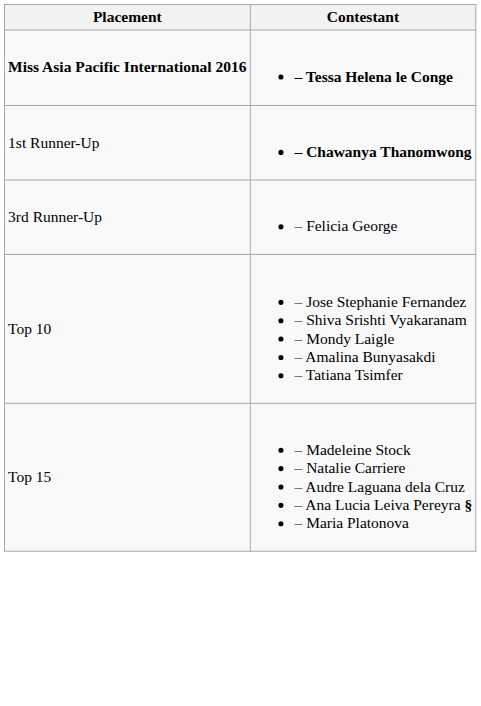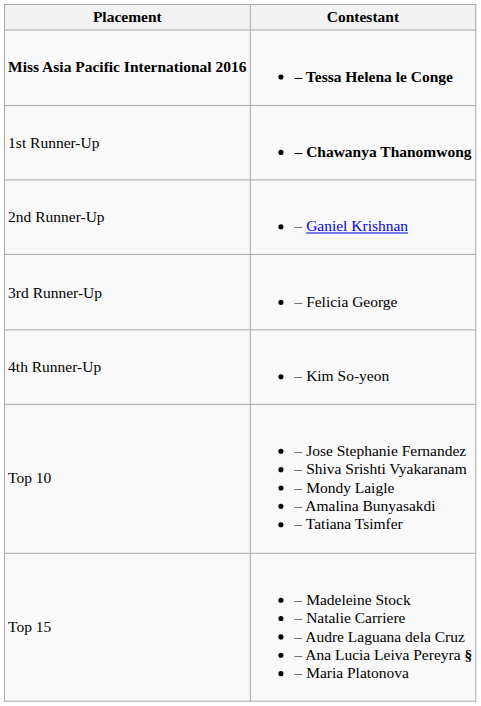+ row: (56, 217)
+ row: (55, 367)
